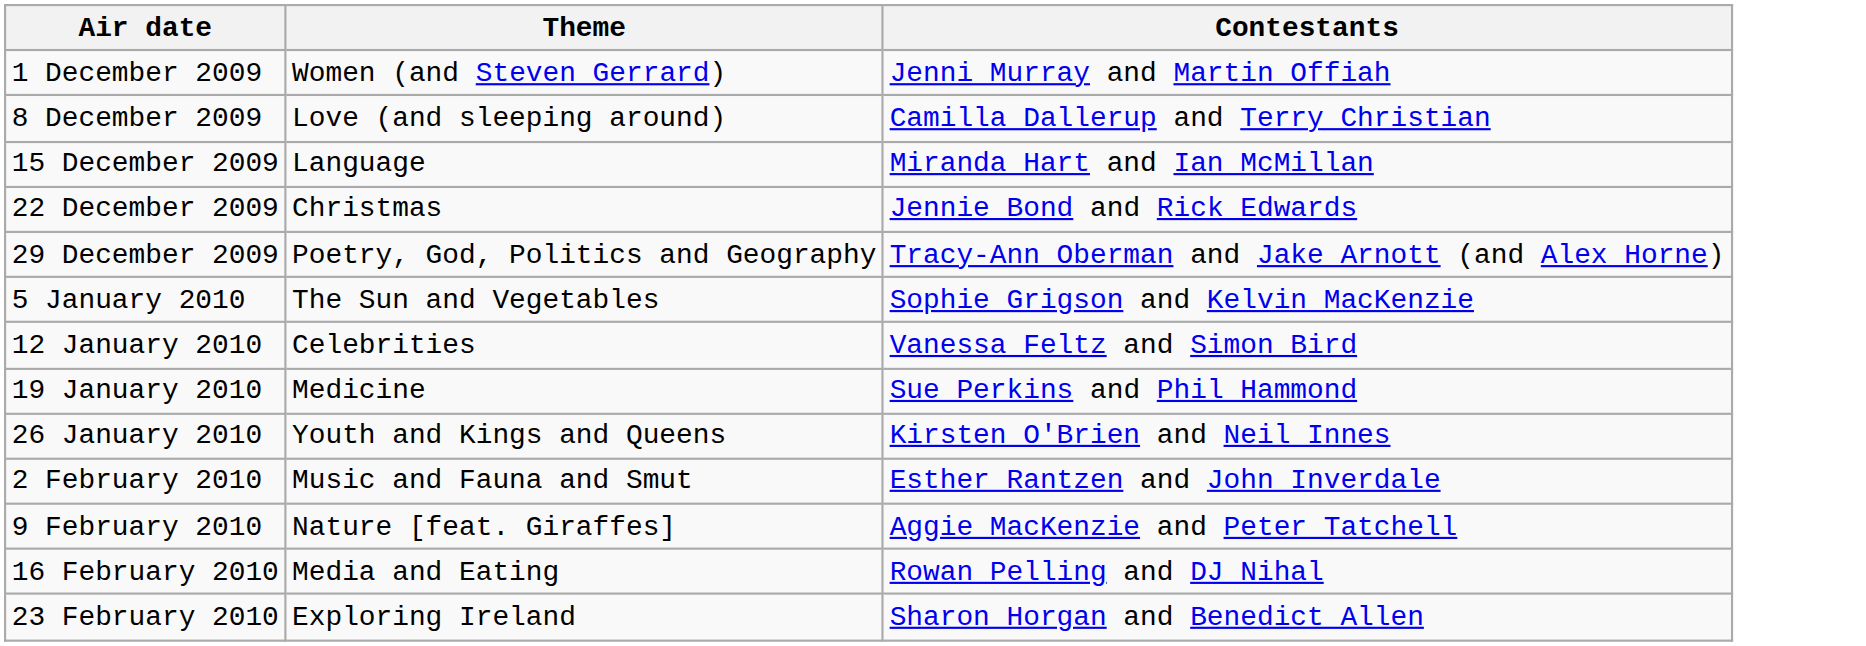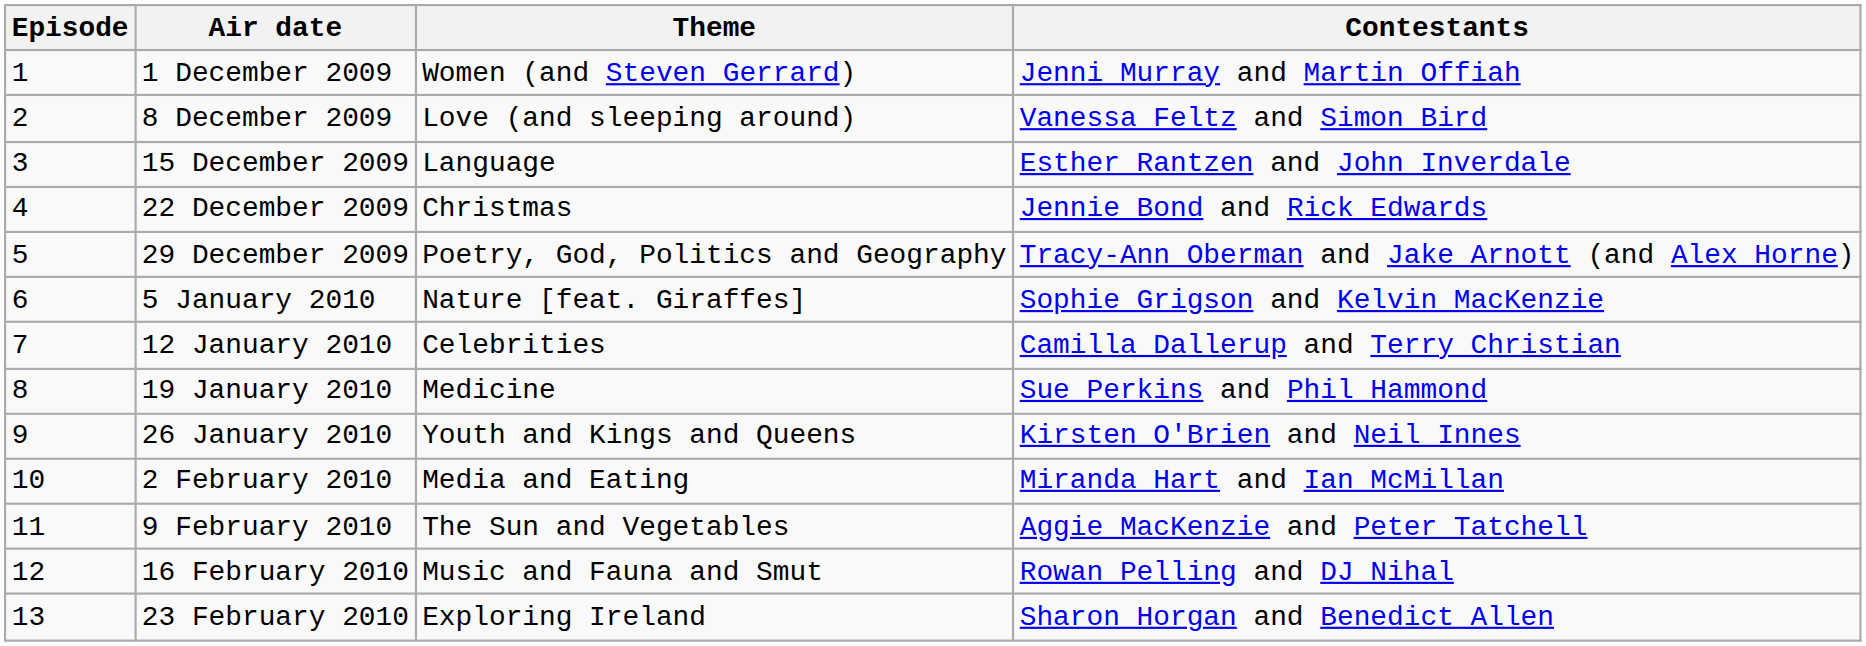+ column: (70, 28)
(1190, 118) Camilla Dallerup and Terry Christian -> (1253, 118) Vanessa Feltz and Simon Bird
(1132, 164) Miranda Hart and Ian McMillan -> (1295, 164) Esther Rantzen and John Inverdale
(476, 300) The Sun and Vegetables -> (614, 300) Nature [feat. Giraffes]
(1123, 345) Vanessa Feltz and Simon Bird -> (1320, 345) Camilla Dallerup and Terry Christian
(492, 481) Music and Fauna and Smut -> (556, 481) Media and Eating
(1165, 481) Esther Rantzen and John Inverdale -> (1262, 481) Miranda Hart and Ian McMillan
(484, 526) Nature [feat. Giraffes] -> (606, 526) The Sun and Vegetables
(426, 572) Media and Eating -> (623, 572) Music and Fauna and Smut
